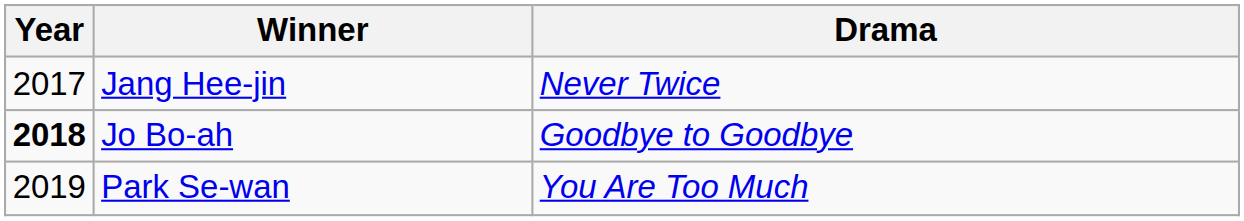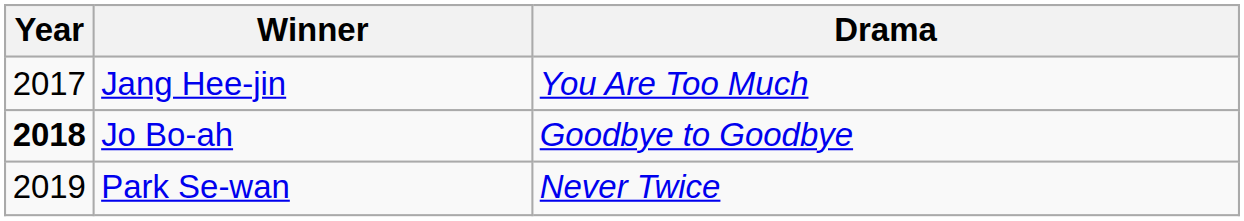(630, 82) Never Twice -> (674, 82) You Are Too Much
(674, 187) You Are Too Much -> (630, 187) Never Twice
